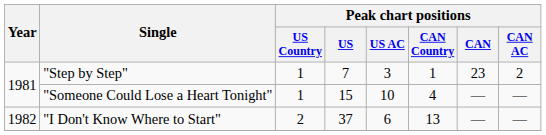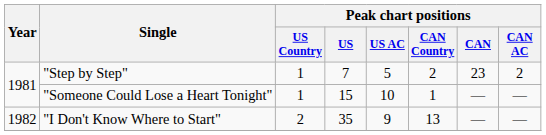(387, 73) 3 -> (387, 73) 5
(433, 73) 1 -> (433, 73) 2
(433, 96) 4 -> (433, 96) 1
(346, 118) 37 -> (346, 118) 35
(387, 118) 6 -> (387, 118) 9
